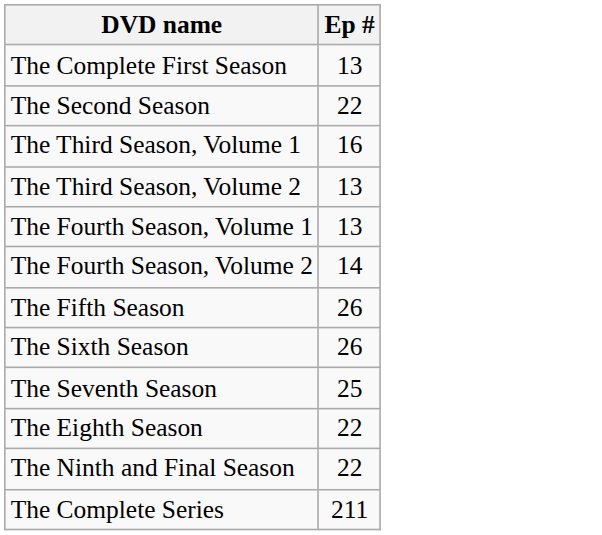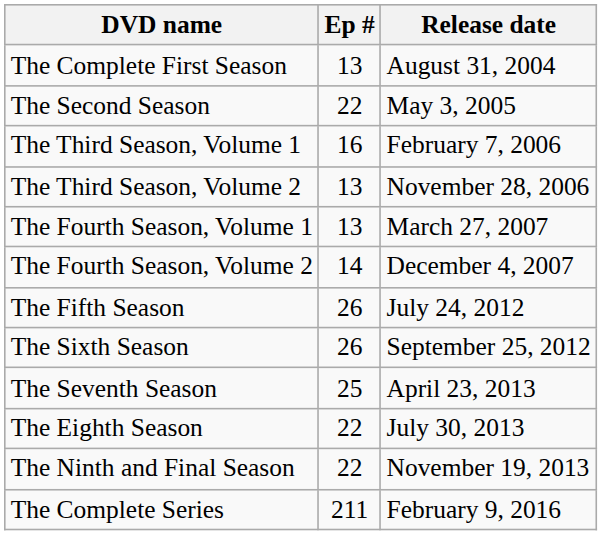+ column: (489, 24)
